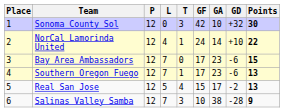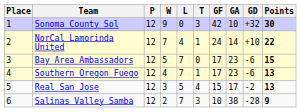+ column: (169, 11)
